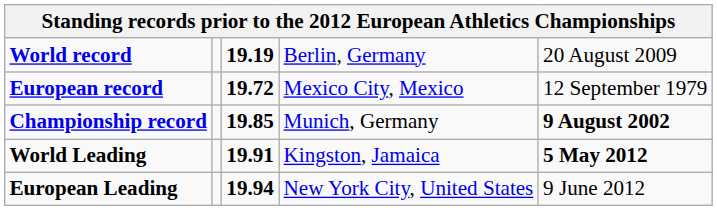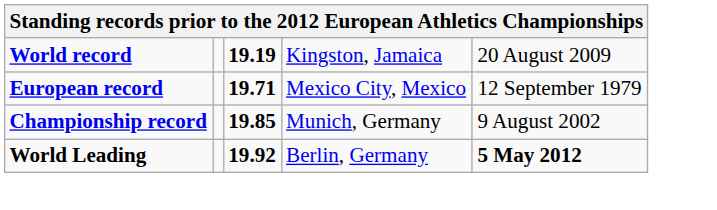(355, 54) Berlin, Germany -> (364, 54) Kingston, Jamaica
(250, 88) 19.72 -> (252, 88) 19.71
(606, 121) bold -> (539, 121) normal
(250, 155) 19.91 -> (252, 155) 19.92
(362, 155) Kingston, Jamaica -> (357, 155) Berlin, Germany
- row: (94, 188)
